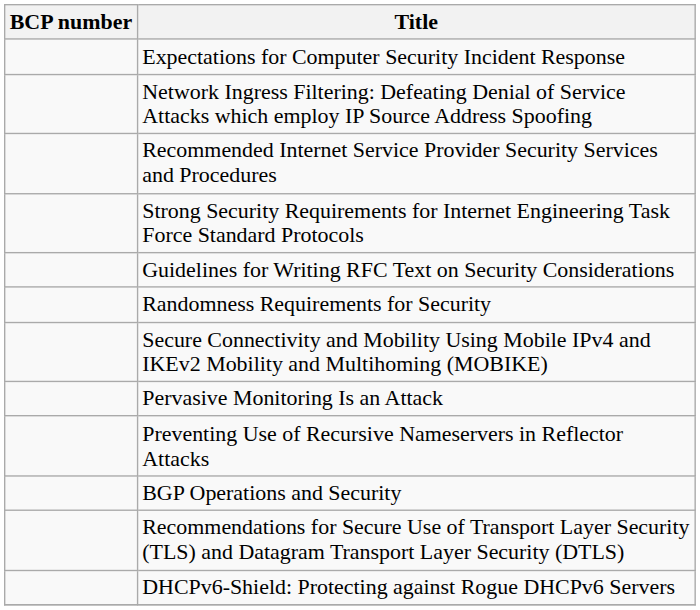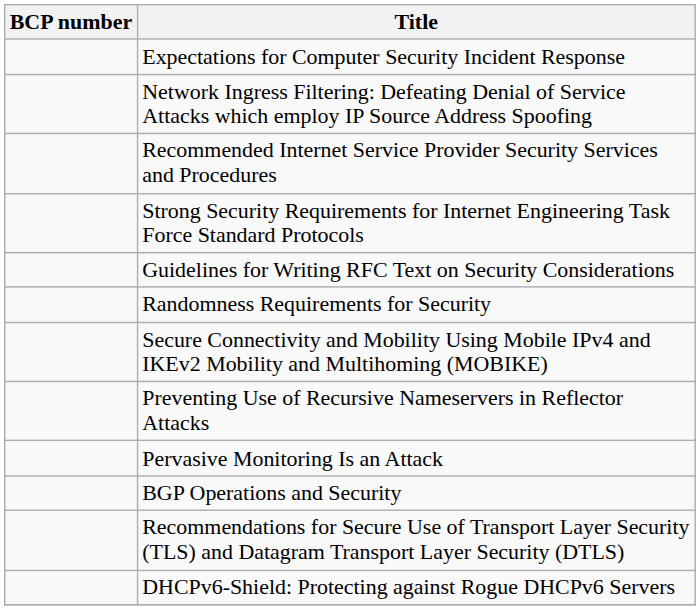rows swapped: (383, 445) <-> (293, 398)
